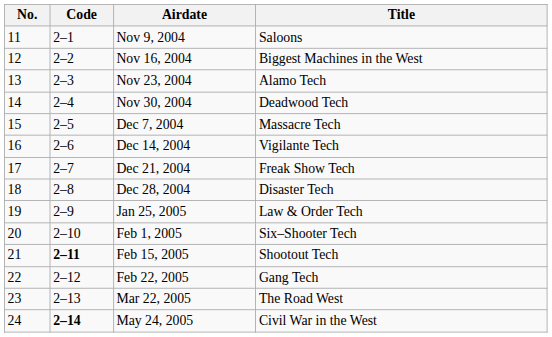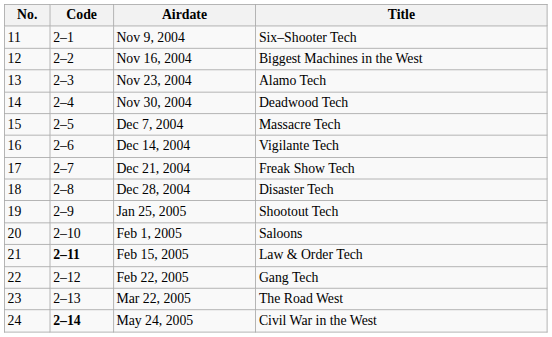(281, 37) Saloons -> (308, 37) Six–Shooter Tech
(311, 211) Law & Order Tech -> (299, 211) Shootout Tech
(308, 233) Six–Shooter Tech -> (281, 233) Saloons
(299, 255) Shootout Tech -> (311, 255) Law & Order Tech
